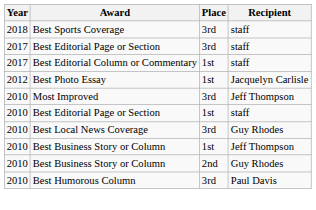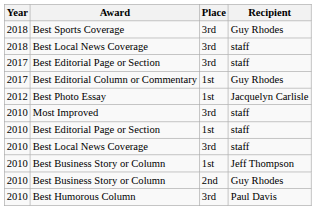(240, 29) staff -> (257, 29) Guy Rhodes
+ row: (17, 46)
(240, 63) staff -> (257, 79) Guy Rhodes
(262, 96) Jeff Thompson -> (240, 113) staff
(257, 130) Guy Rhodes -> (240, 146) staff
